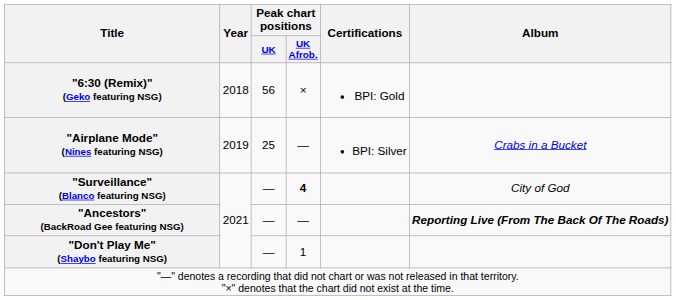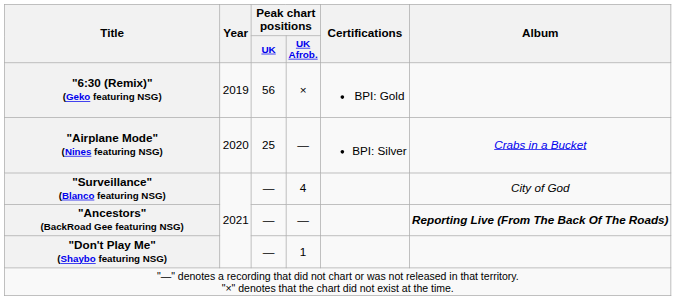(236, 90) 2018 -> (236, 90) 2019
(236, 145) 2019 -> (236, 145) 2020
(303, 188) bold -> (303, 188) normal
